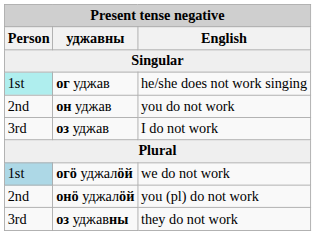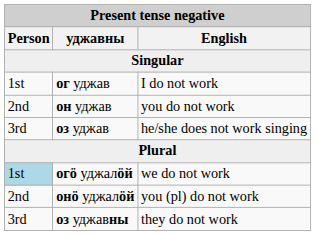(16, 83) paleturquoise background -> (16, 83) no background
(224, 83) he/she does not work singing -> (180, 83) I do not work
(180, 128) I do not work -> (224, 128) he/she does not work singing
